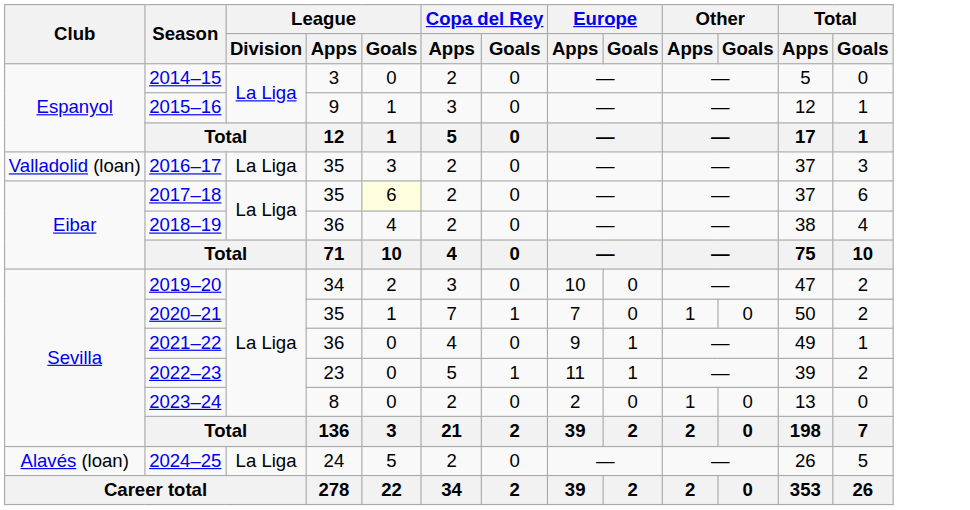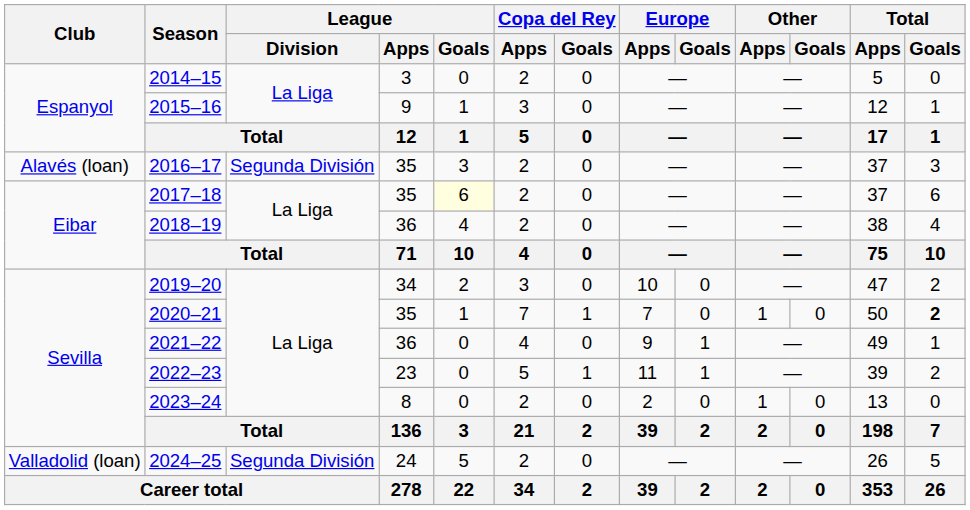(75, 166) Valladolid (loan) -> (75, 166) Alavés (loan)
(266, 166) La Liga -> (302, 166) Segunda División
(863, 313) normal -> (935, 313) bold
(75, 460) Alavés (loan) -> (75, 460) Valladolid (loan)
(266, 460) La Liga -> (302, 460) Segunda División
